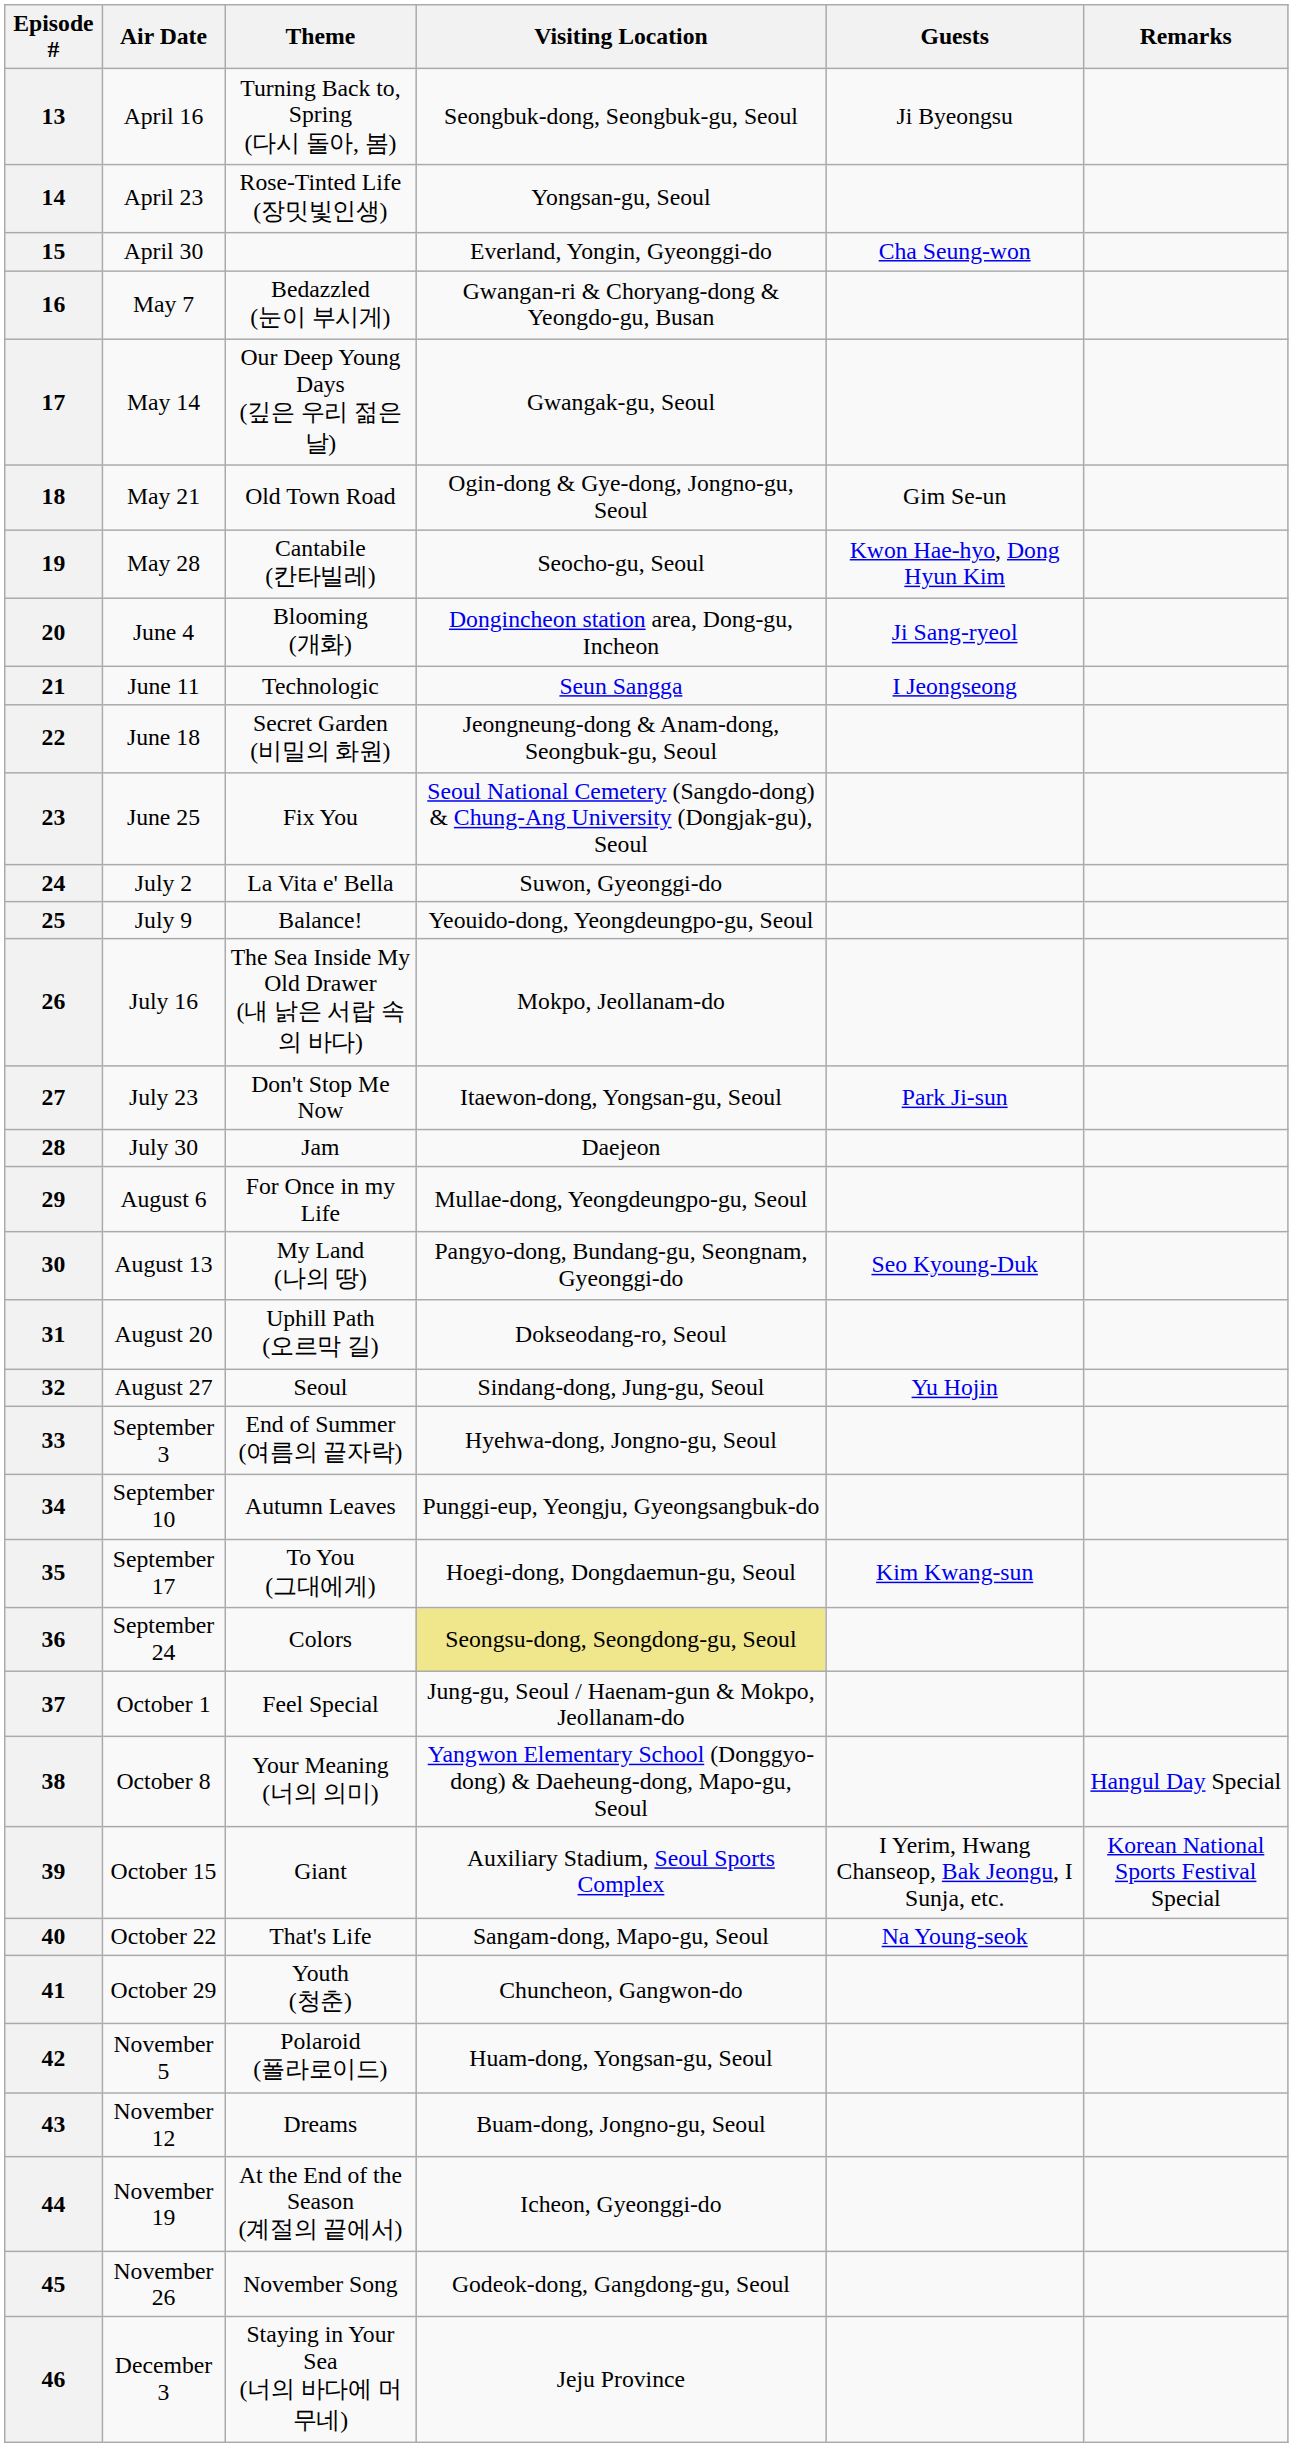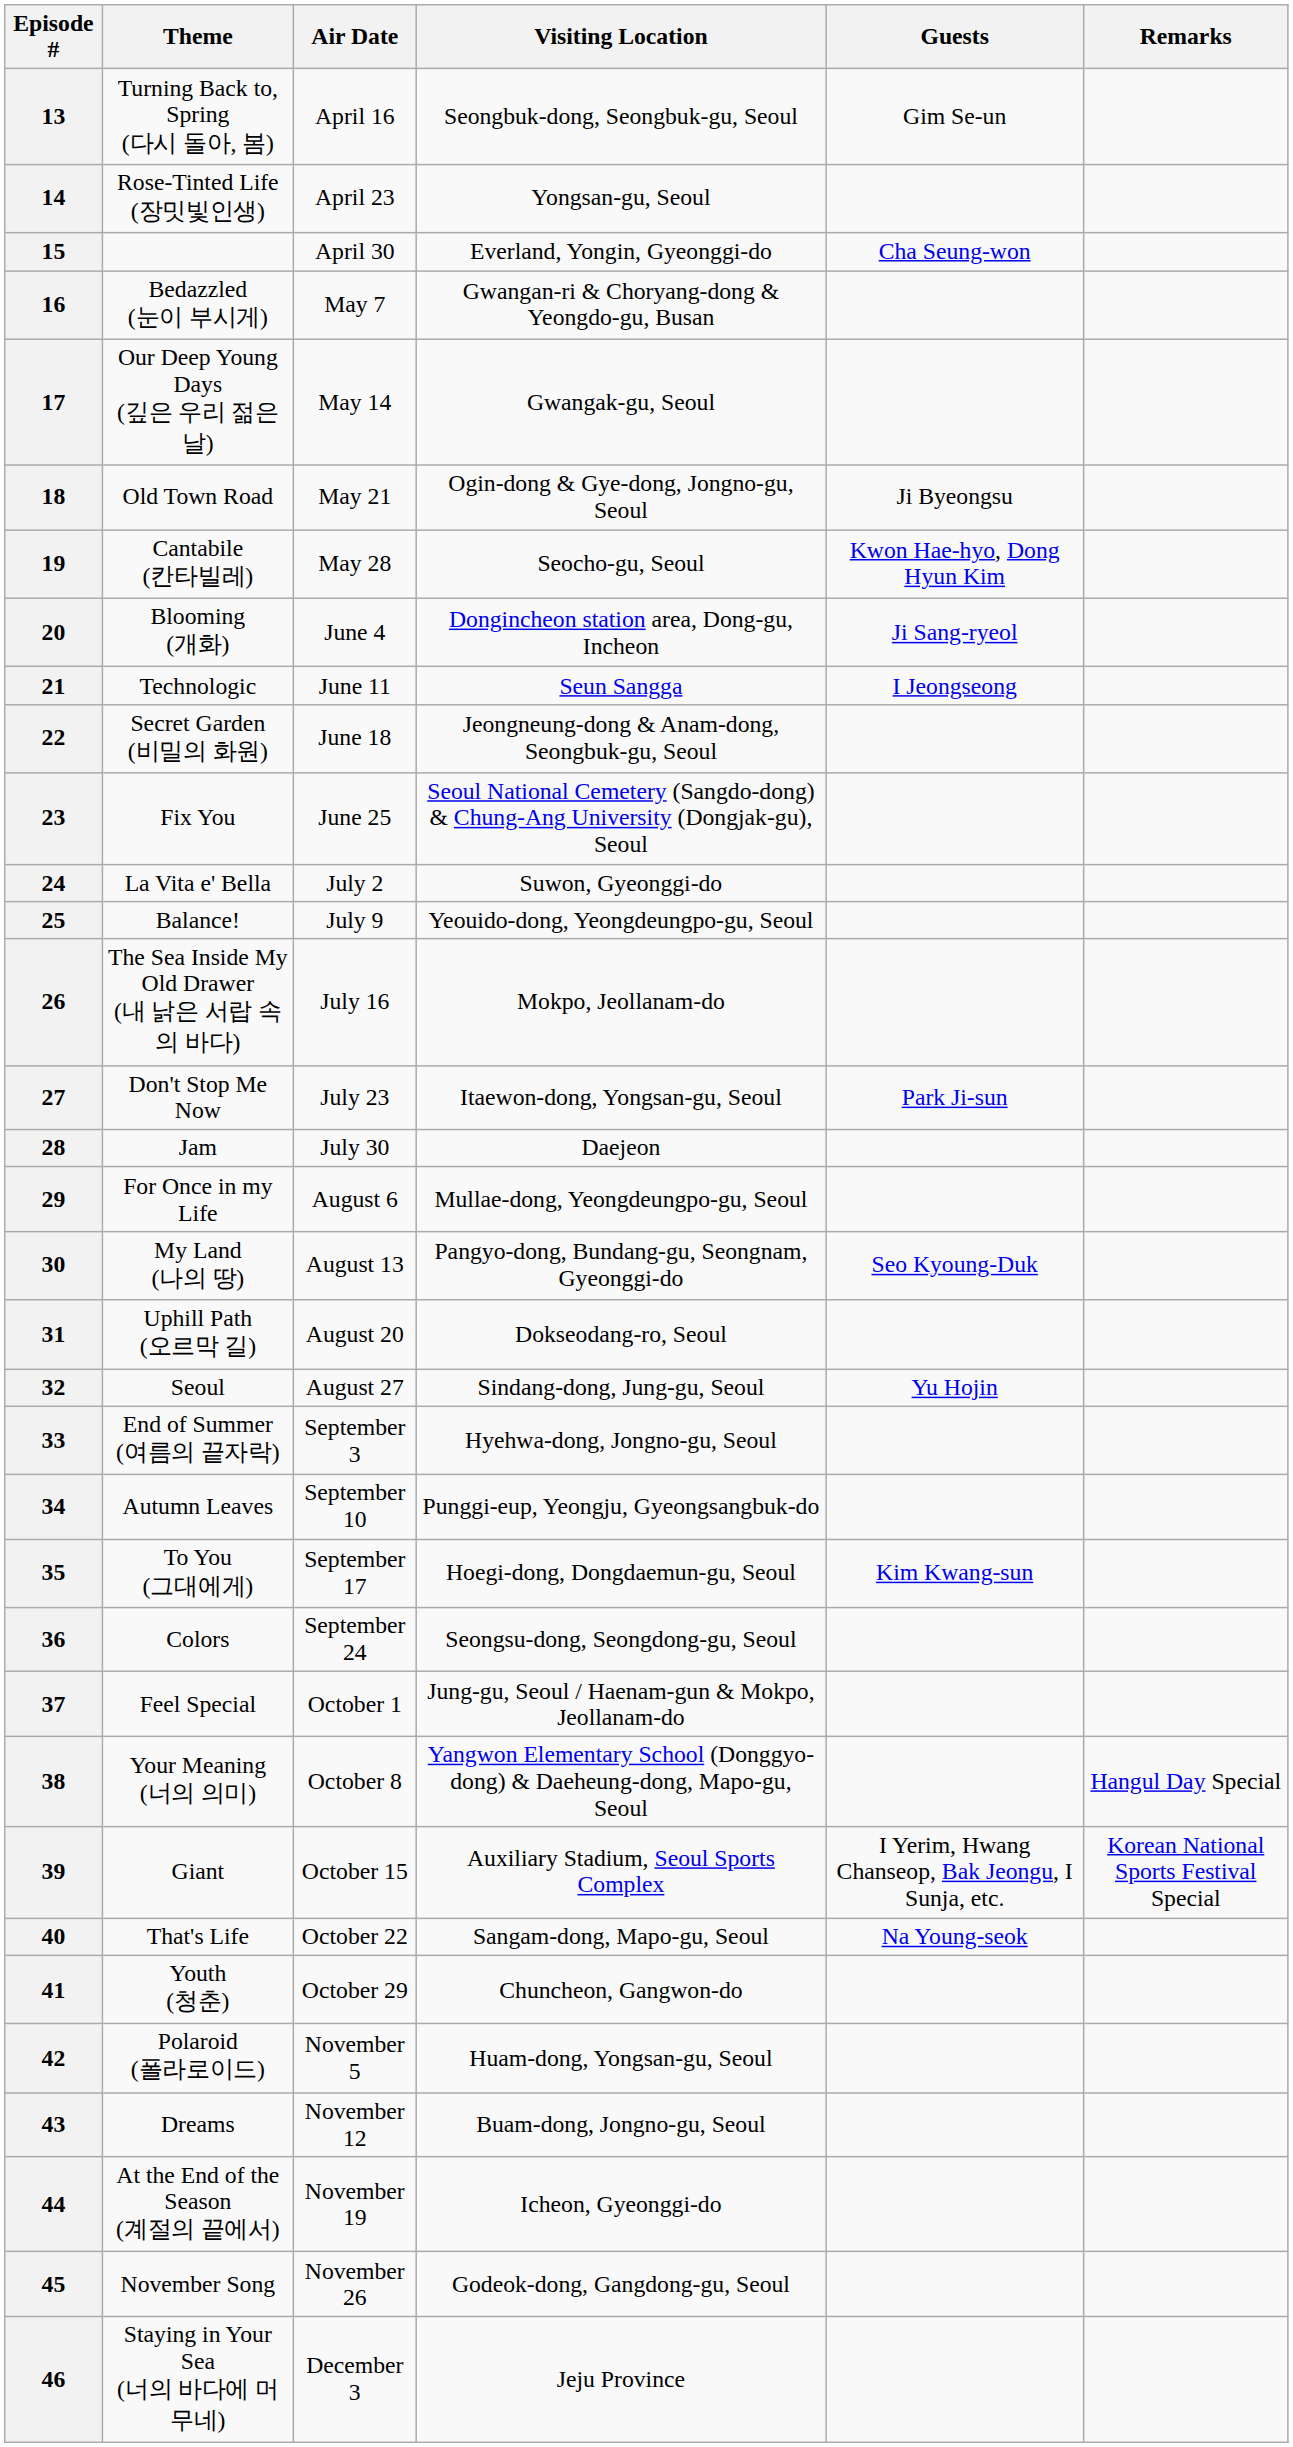columns swapped: (163, 36) <-> (320, 36)
(955, 116) Ji Byeongsu -> (955, 116) Gim Se-un
(955, 497) Gim Se-un -> (955, 497) Ji Byeongsu
(621, 1639) khaki background -> (621, 1639) no background
